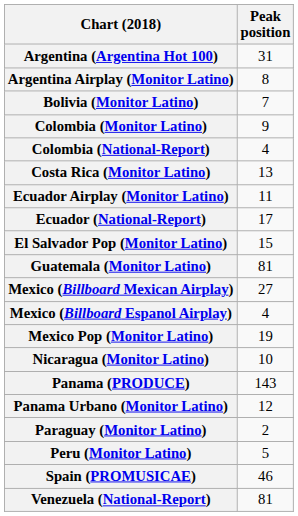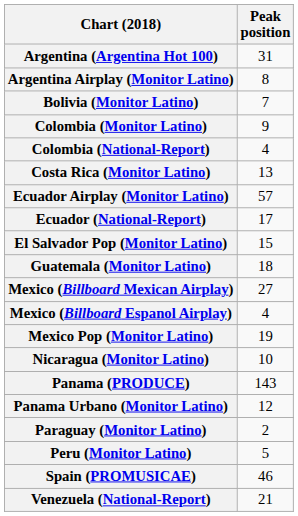(265, 196) 11 -> (265, 196) 57
(265, 266) 81 -> (265, 266) 18
(265, 499) 81 -> (265, 499) 21
